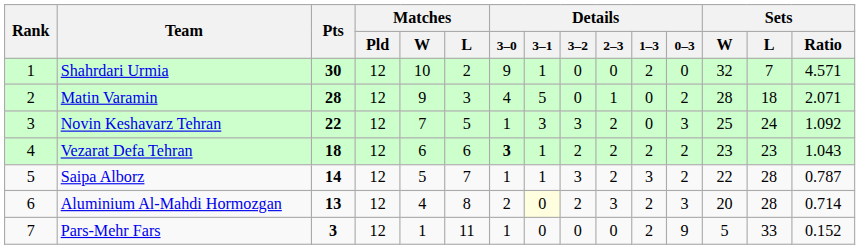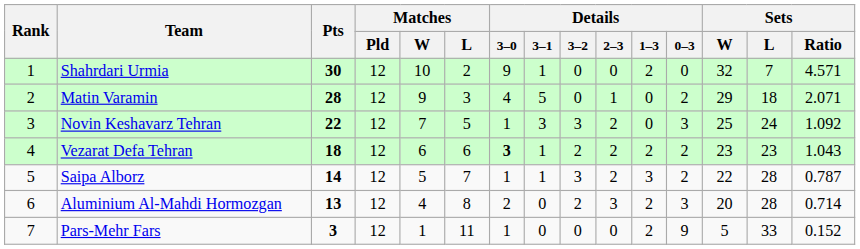(725, 97) 28 -> (725, 97) 29
(542, 204) lightyellow background -> (542, 204) no background
